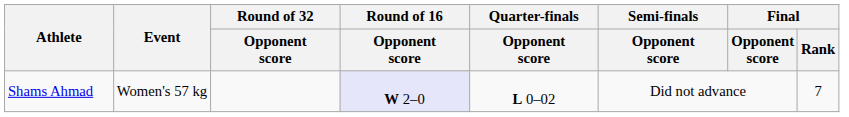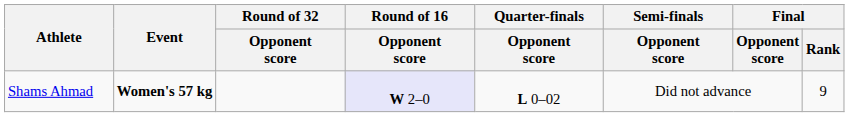(162, 91) normal -> (165, 91) bold
(818, 91) 7 -> (823, 91) 9
